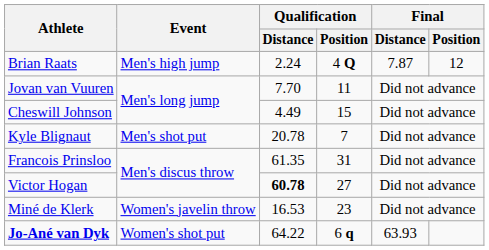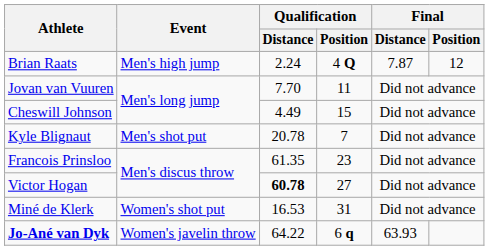(344, 161) 31 -> (344, 161) 23
(188, 209) Women's javelin throw -> (173, 209) Women's shot put
(344, 209) 23 -> (344, 209) 31
(173, 233) Women's shot put -> (188, 233) Women's javelin throw
